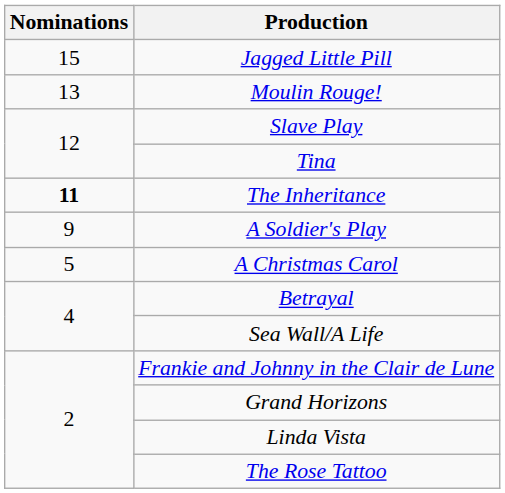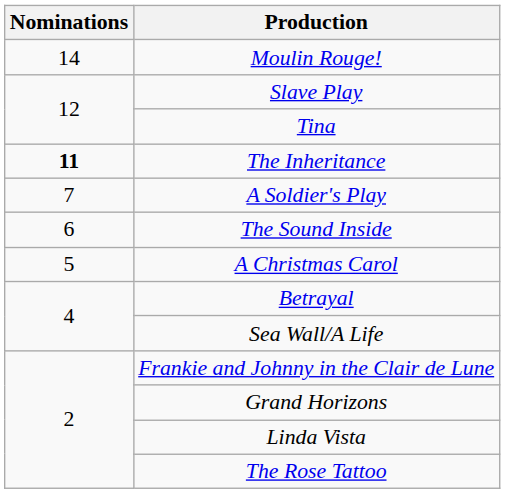- row: (316, 57)
(69, 91) 13 -> (69, 57) 14
(69, 229) 9 -> (69, 195) 7
+ row: (316, 229)
